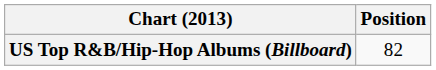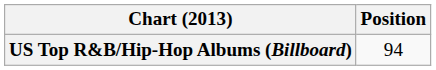(393, 49) 82 -> (393, 49) 94
